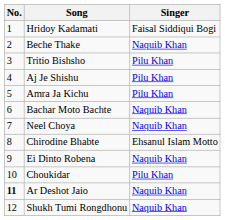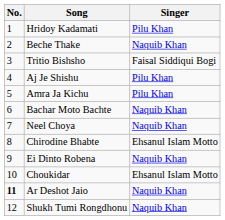(174, 28) Faisal Siddiqui Bogi -> (153, 28) Pilu Khan
(153, 61) Pilu Khan -> (174, 61) Faisal Siddiqui Bogi
(153, 175) Pilu Khan -> (175, 175) Ehsanul Islam Motto
